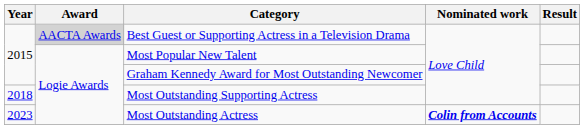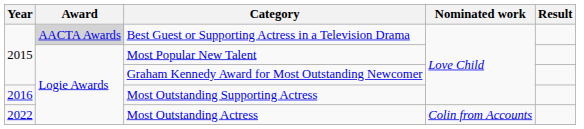(20, 94) 2018 -> (20, 94) 2016
(20, 114) 2023 -> (20, 114) 2022
(483, 114) bold -> (480, 114) normal
